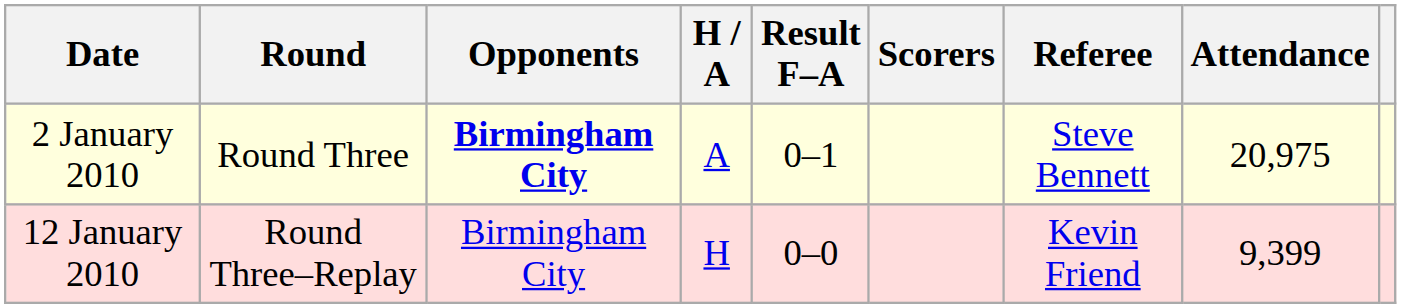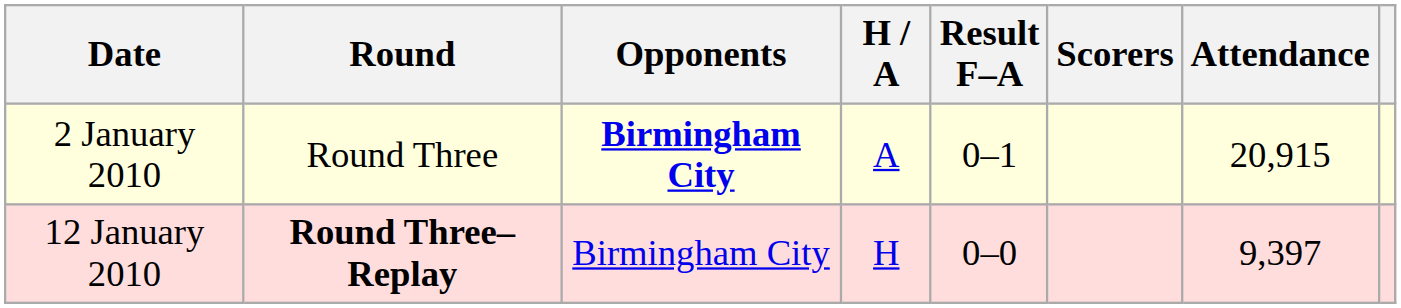- column: (1093, 54)
(1280, 153) 20,975 -> (1280, 153) 20,915
(313, 252) normal -> (402, 252) bold
(1280, 252) 9,399 -> (1280, 252) 9,397
